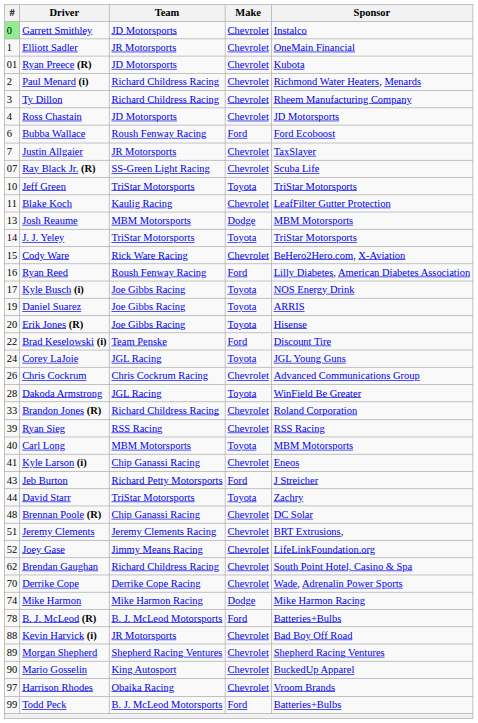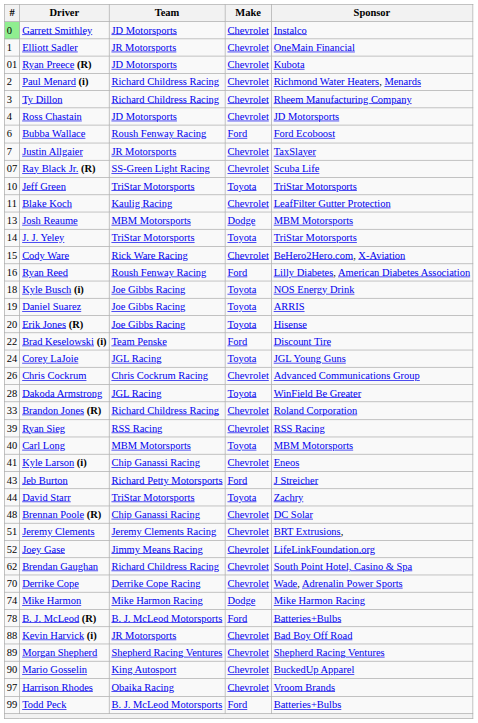(12, 290) 17 -> (12, 290) 18
